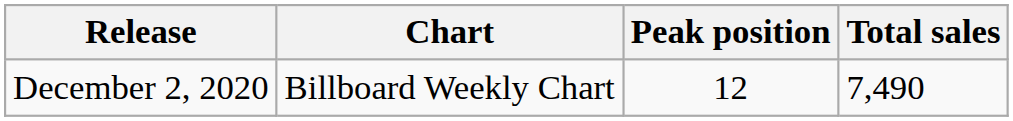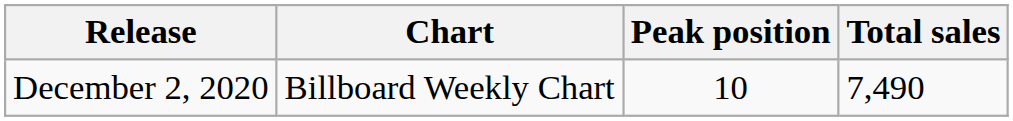(731, 87) 12 -> (731, 87) 10
